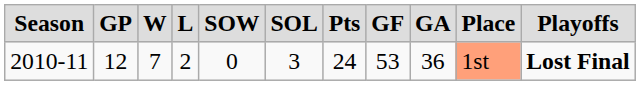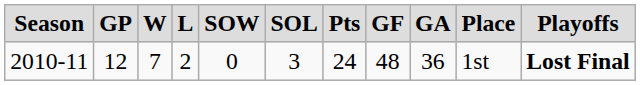(388, 60) 53 -> (388, 60) 48
(475, 60) lightsalmon background -> (475, 60) no background
